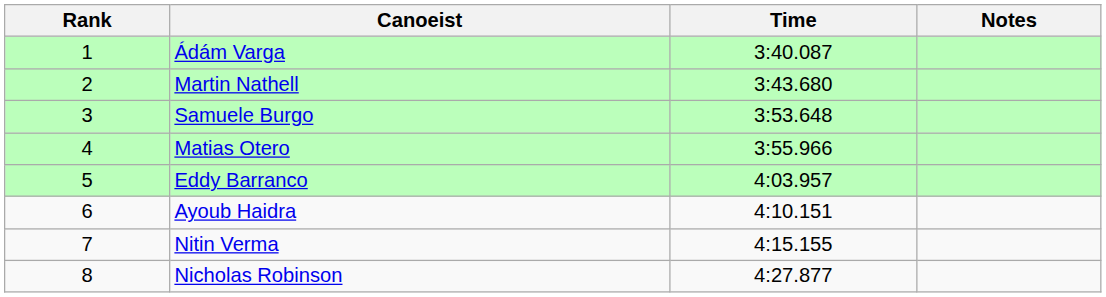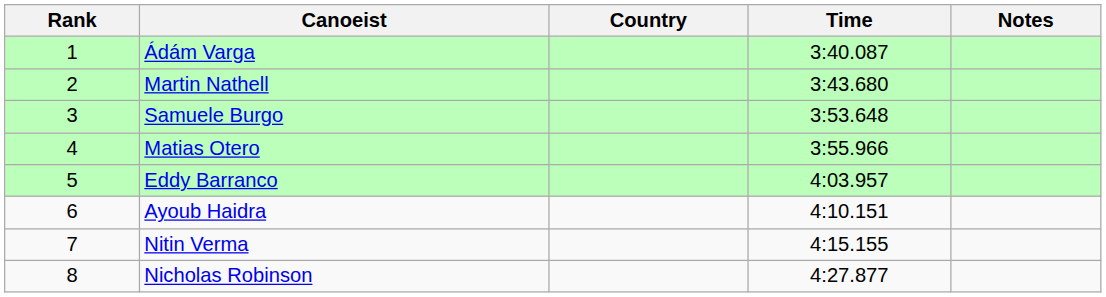+ column: (648, 20)
